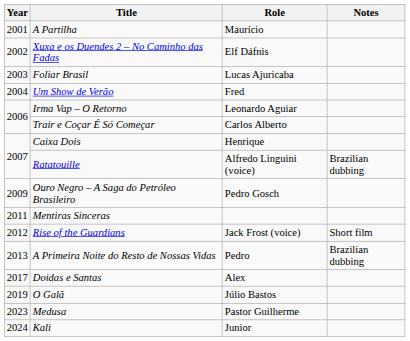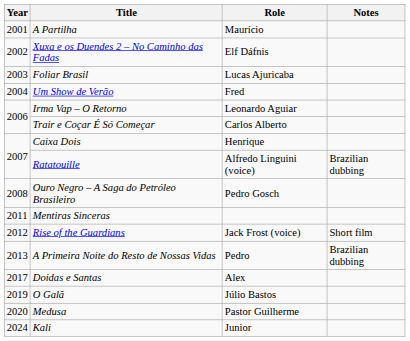(17, 193) 2009 -> (17, 193) 2008
(17, 311) 2023 -> (17, 311) 2020
